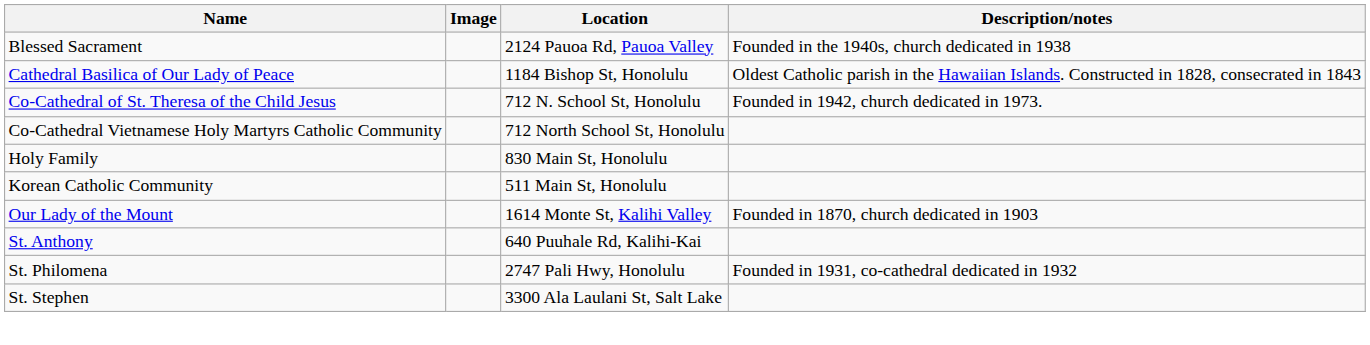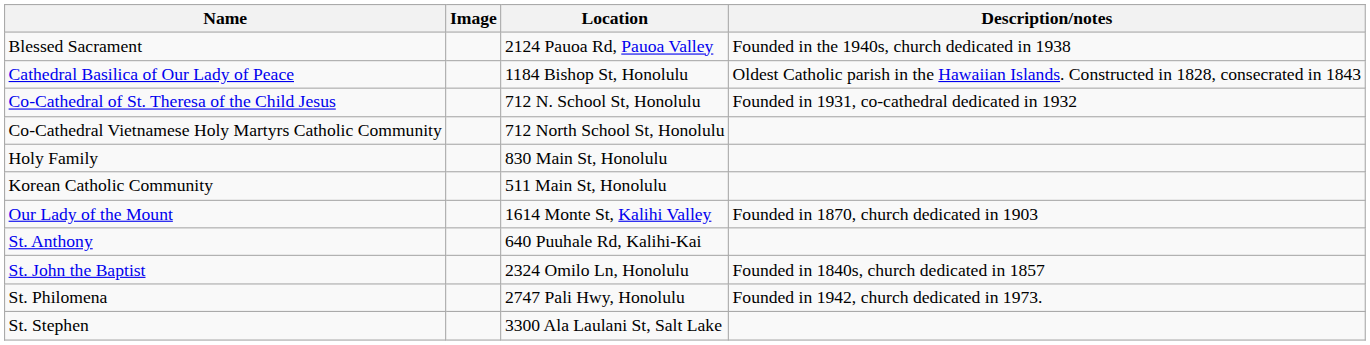(888, 102) Founded in 1942, church dedicated in 1973. -> (905, 102) Founded in 1931, co-cathedral dedicated in 1932
+ row: (77, 269)
(905, 269) Founded in 1931, co-cathedral dedicated in 1932 -> (888, 297) Founded in 1942, church dedicated in 1973.
